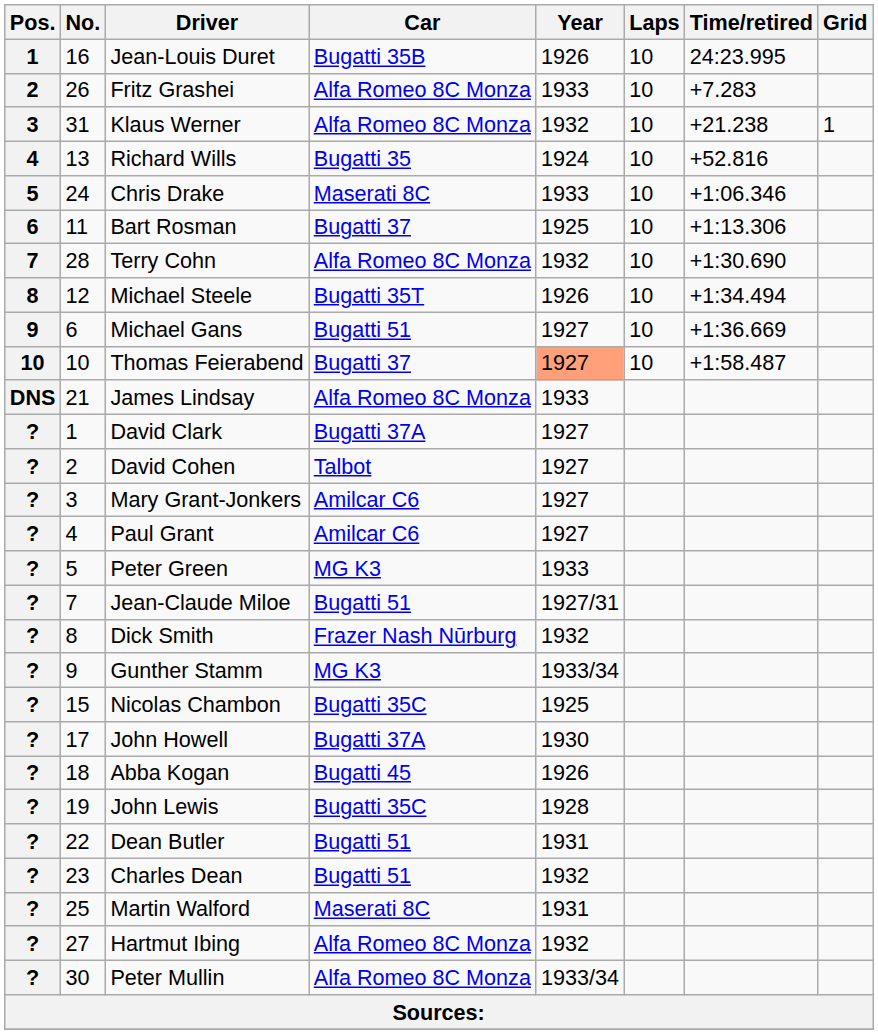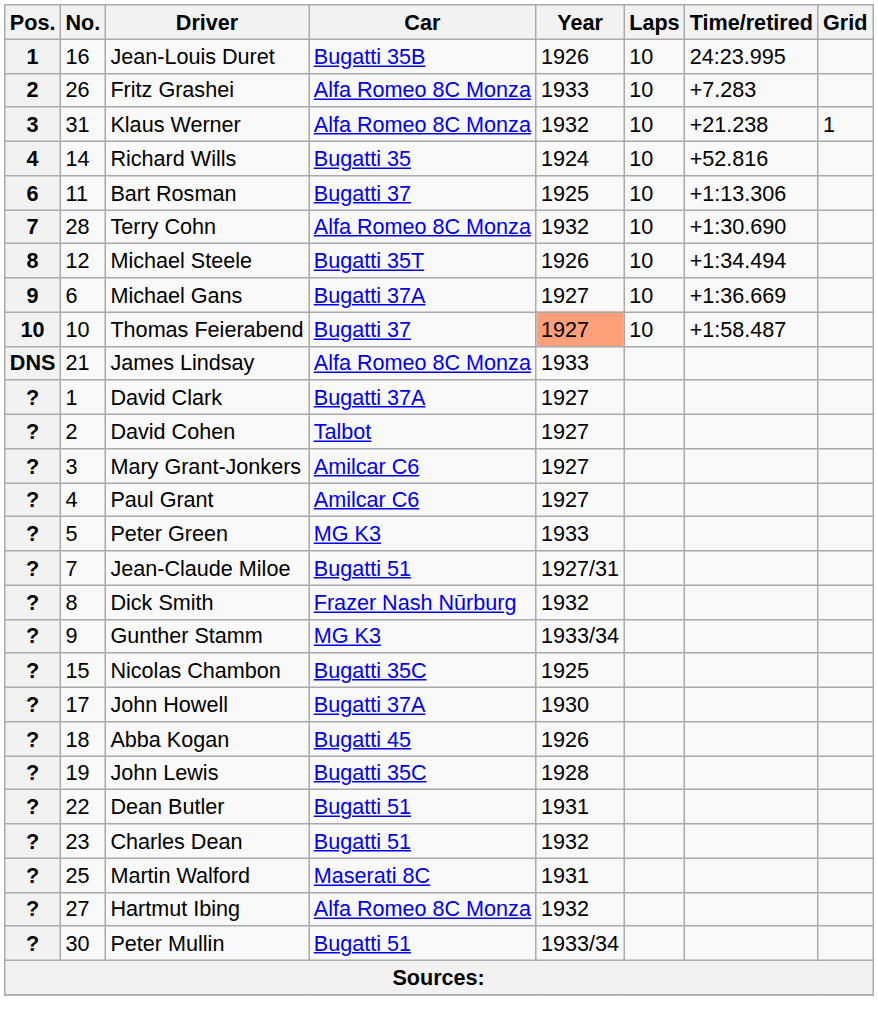(78, 159) 13 -> (78, 159) 14
- row: (167, 193)
(362, 329) Bugatti 51 -> (370, 295) Bugatti 37A
(422, 978) Alfa Romeo 8C Monza -> (362, 944) Bugatti 51
